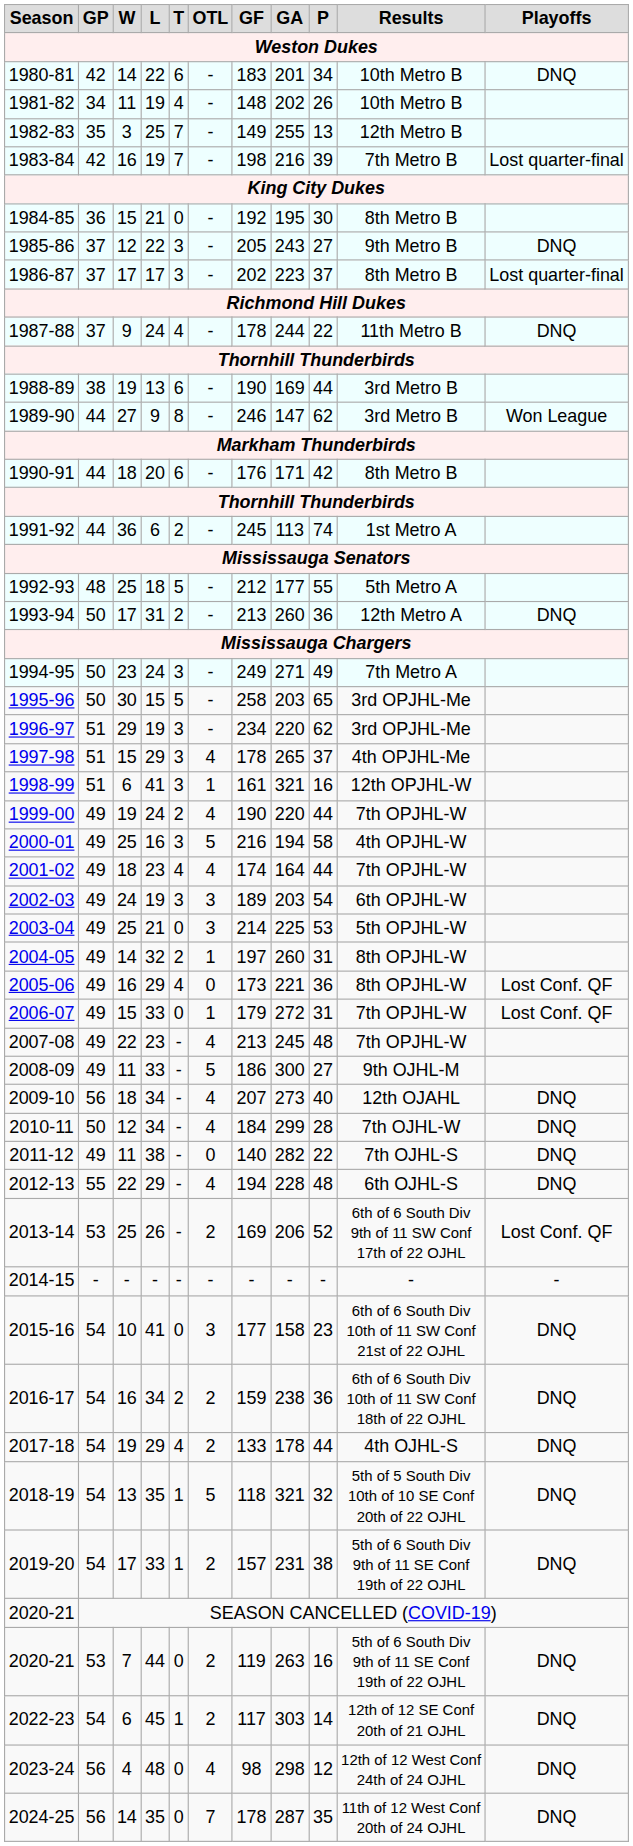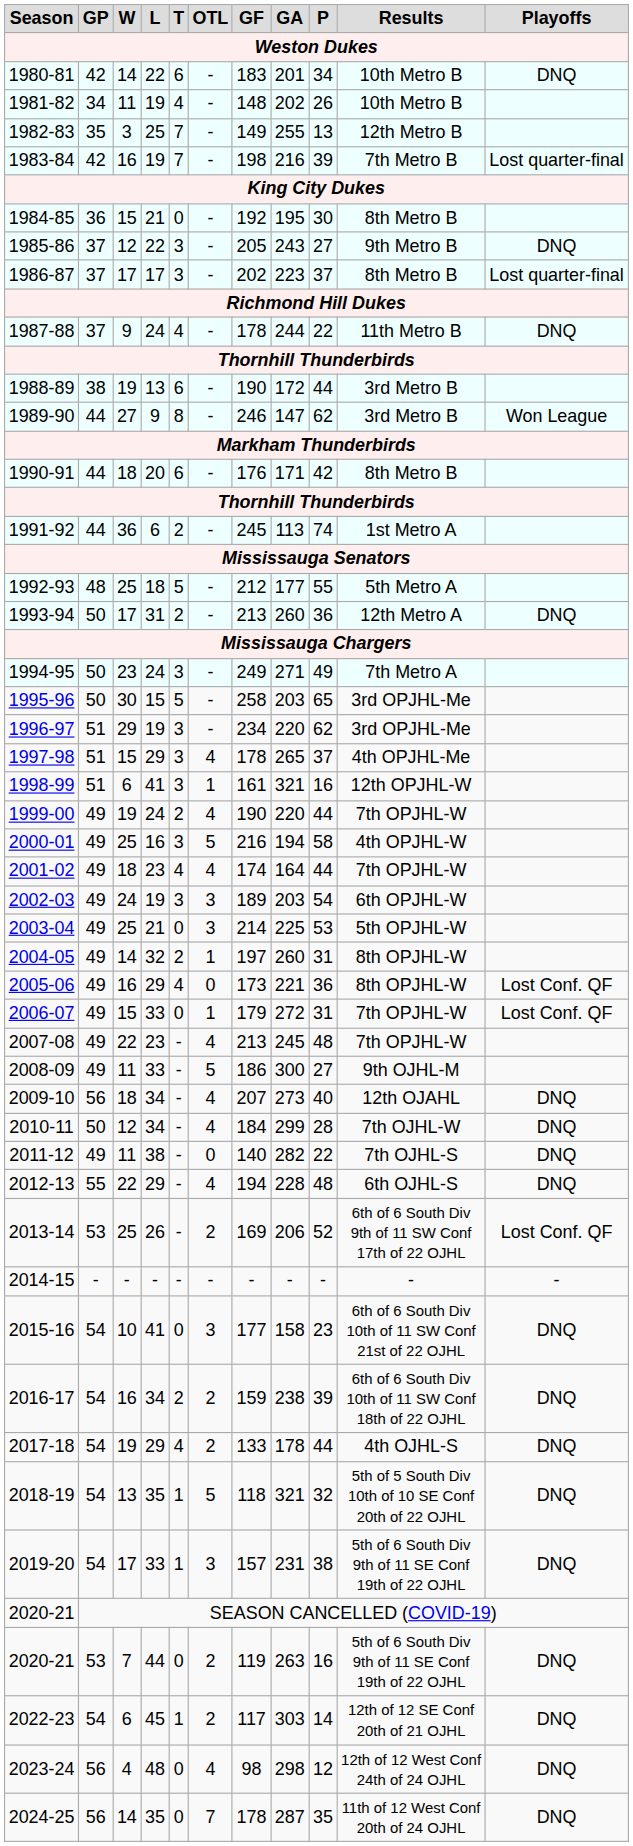(290, 388) 169 -> (290, 388) 172
(323, 1398) 36 -> (323, 1398) 39
(210, 1564) 2 -> (210, 1564) 3
